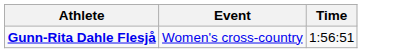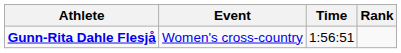+ column: (377, 16)
